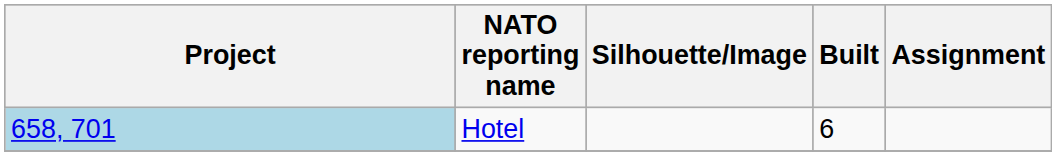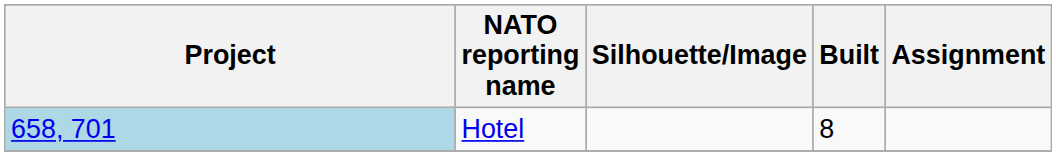(827, 128) 6 -> (827, 128) 8
